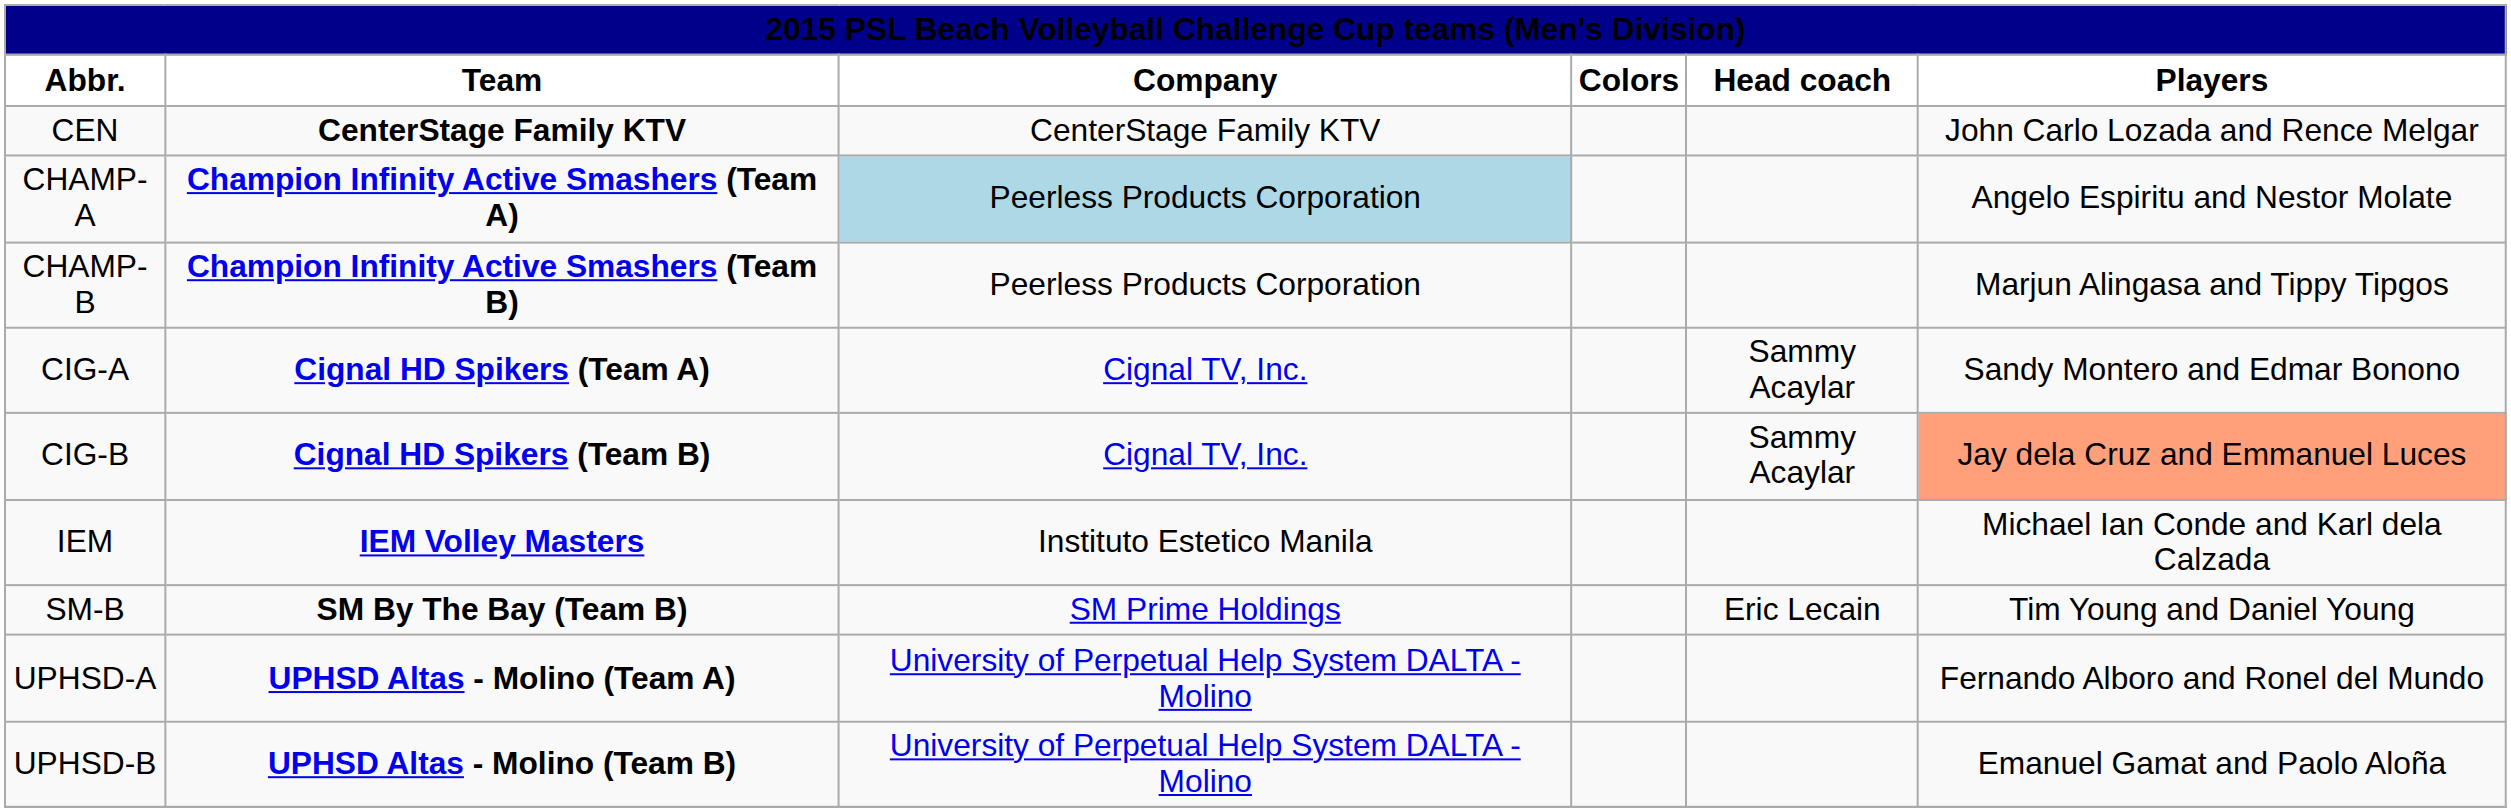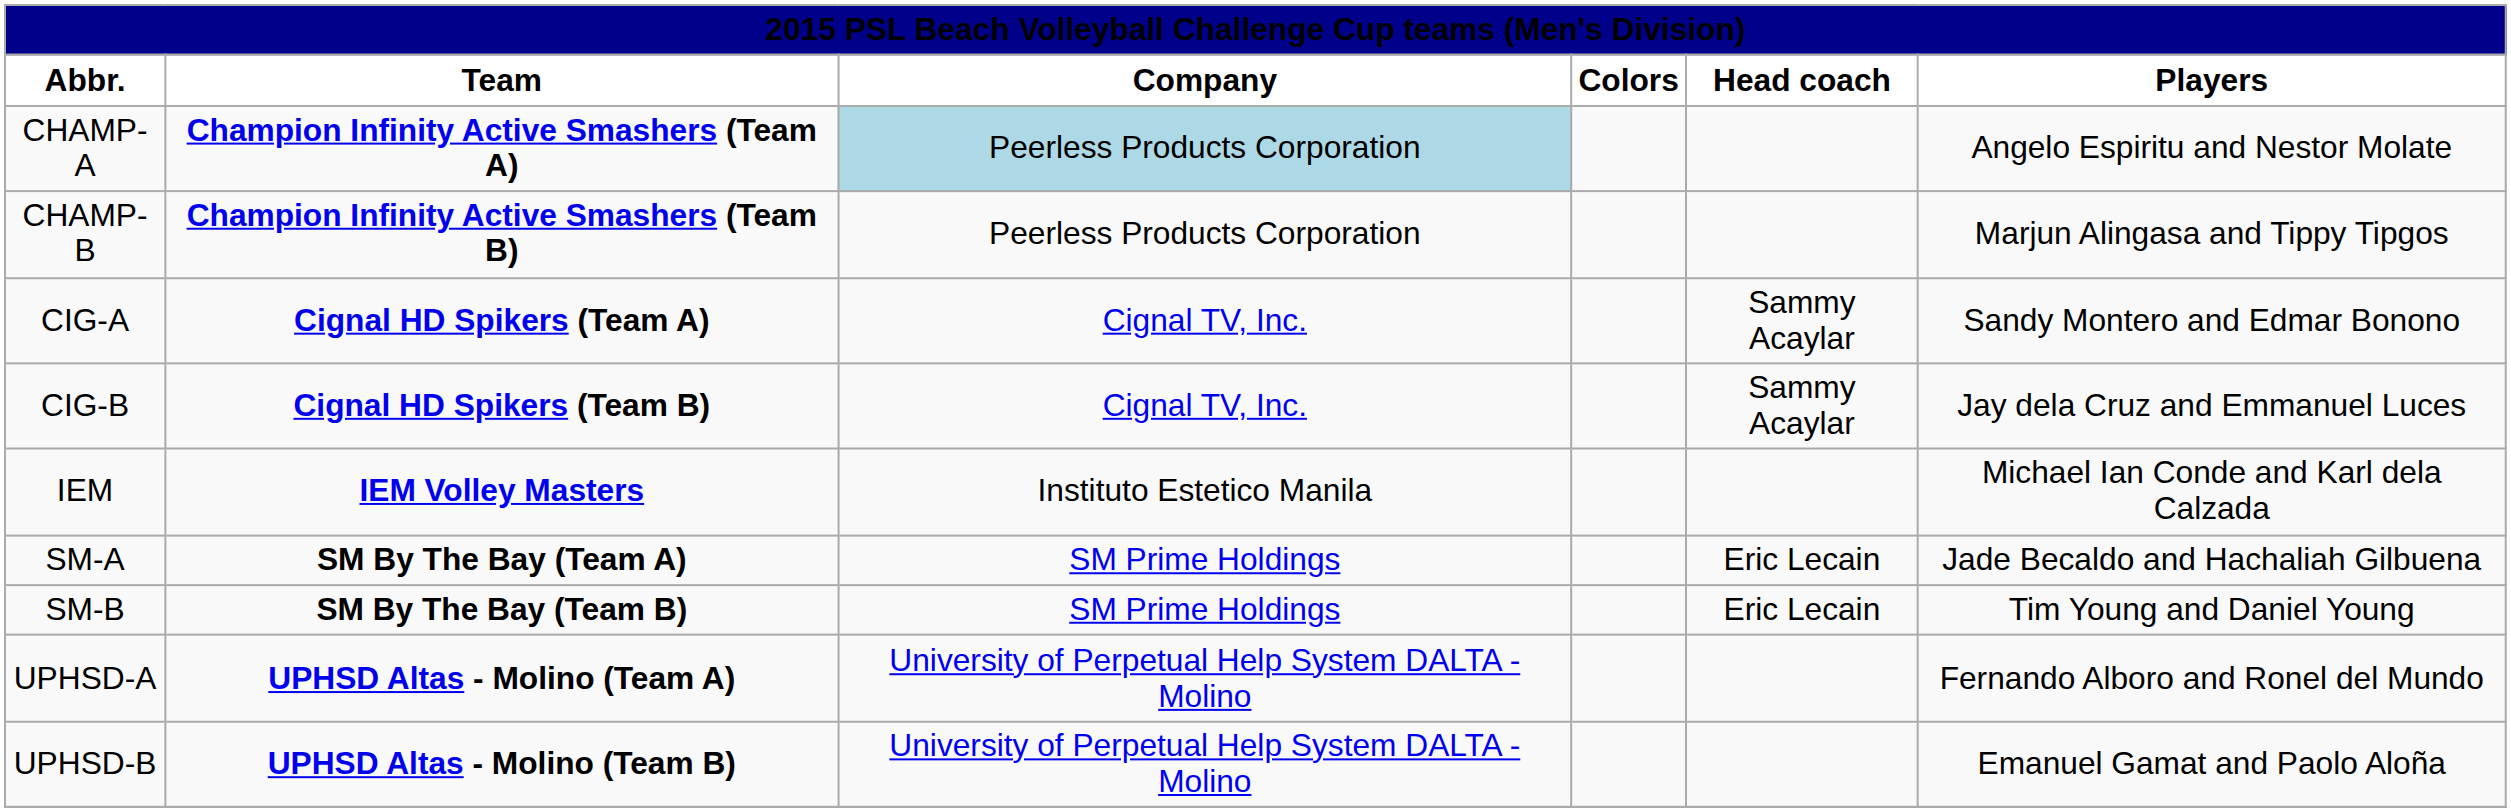- row: (85, 130)
(2212, 455) lightsalmon background -> (2212, 405) no background
+ row: (85, 559)
